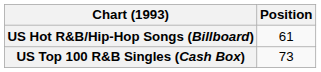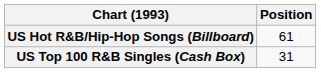(286, 57) 73 -> (286, 57) 31
